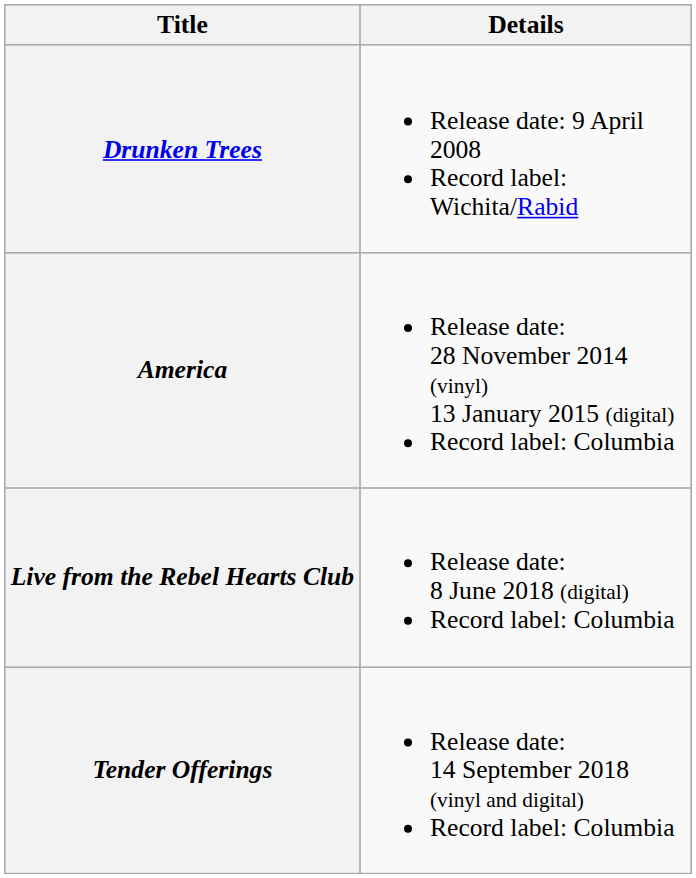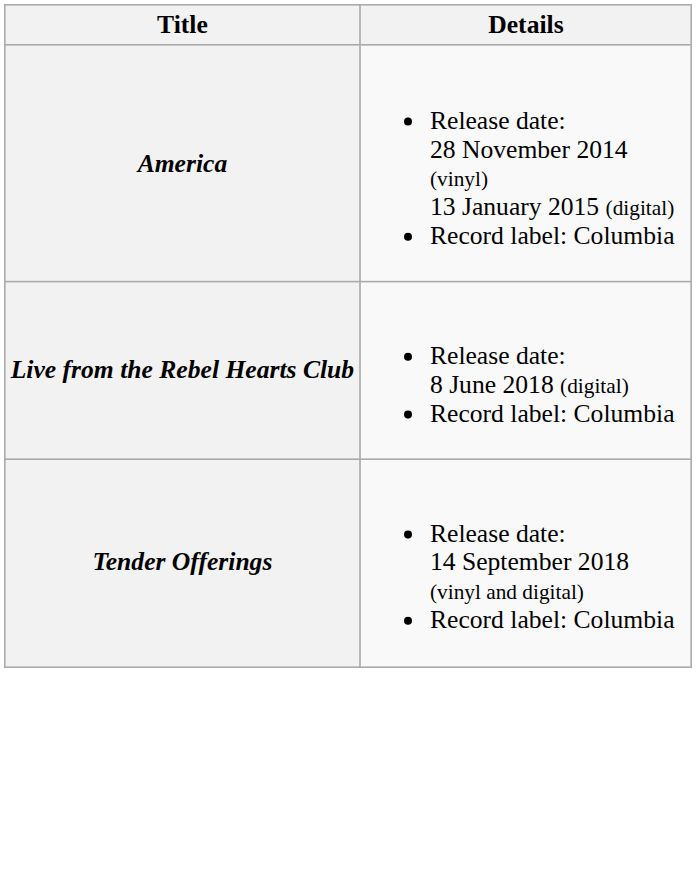- row: (182, 148)
